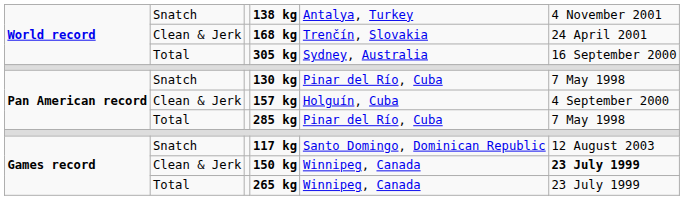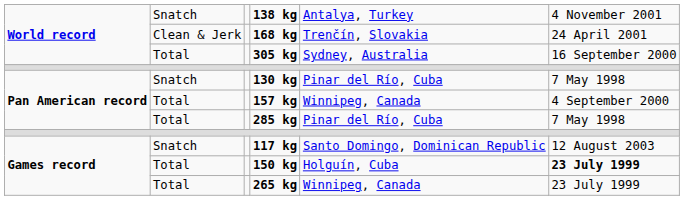(197, 100) Clean & Jerk -> (171, 100) Total
(351, 100) Holguín, Cuba -> (362, 100) Winnipeg, Canada
(197, 165) Clean & Jerk -> (171, 165) Total
(362, 165) Winnipeg, Canada -> (351, 165) Holguín, Cuba
